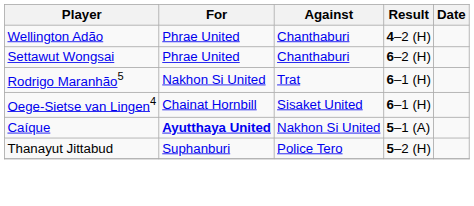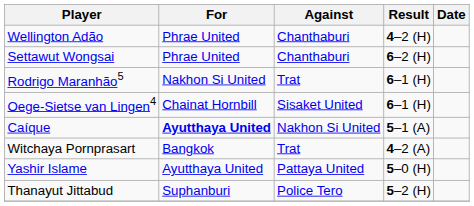+ row: (71, 148)
+ row: (47, 169)
